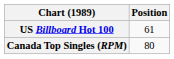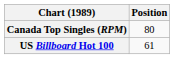rows swapped: (67, 45) <-> (67, 29)
